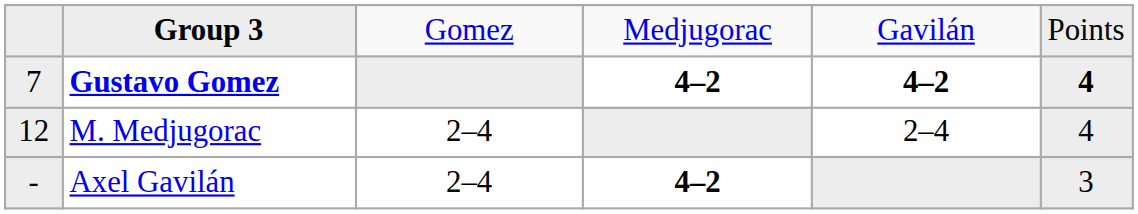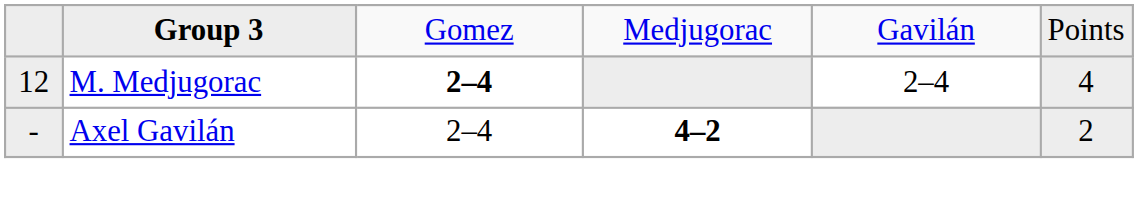- row: (174, 81)
(469, 131) normal -> (469, 81) bold
(1086, 182) 3 -> (1086, 131) 2
